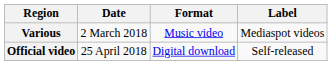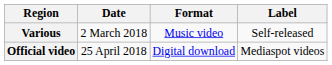(282, 32) Mediaspot videos -> (282, 32) Self-released
(282, 51) Self-released -> (282, 51) Mediaspot videos
